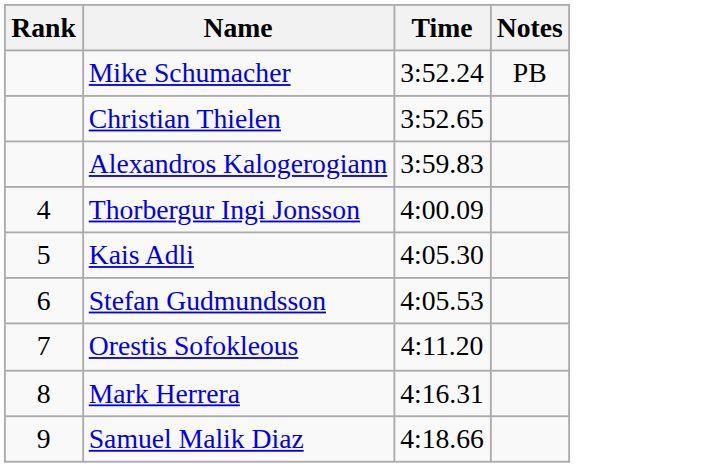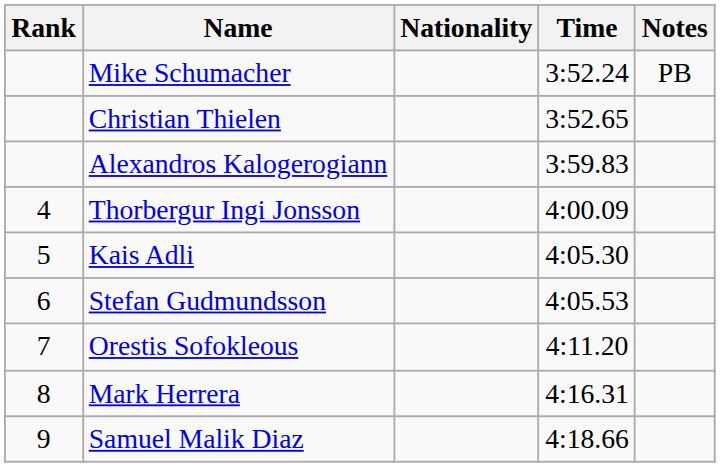+ column: (466, 27)
